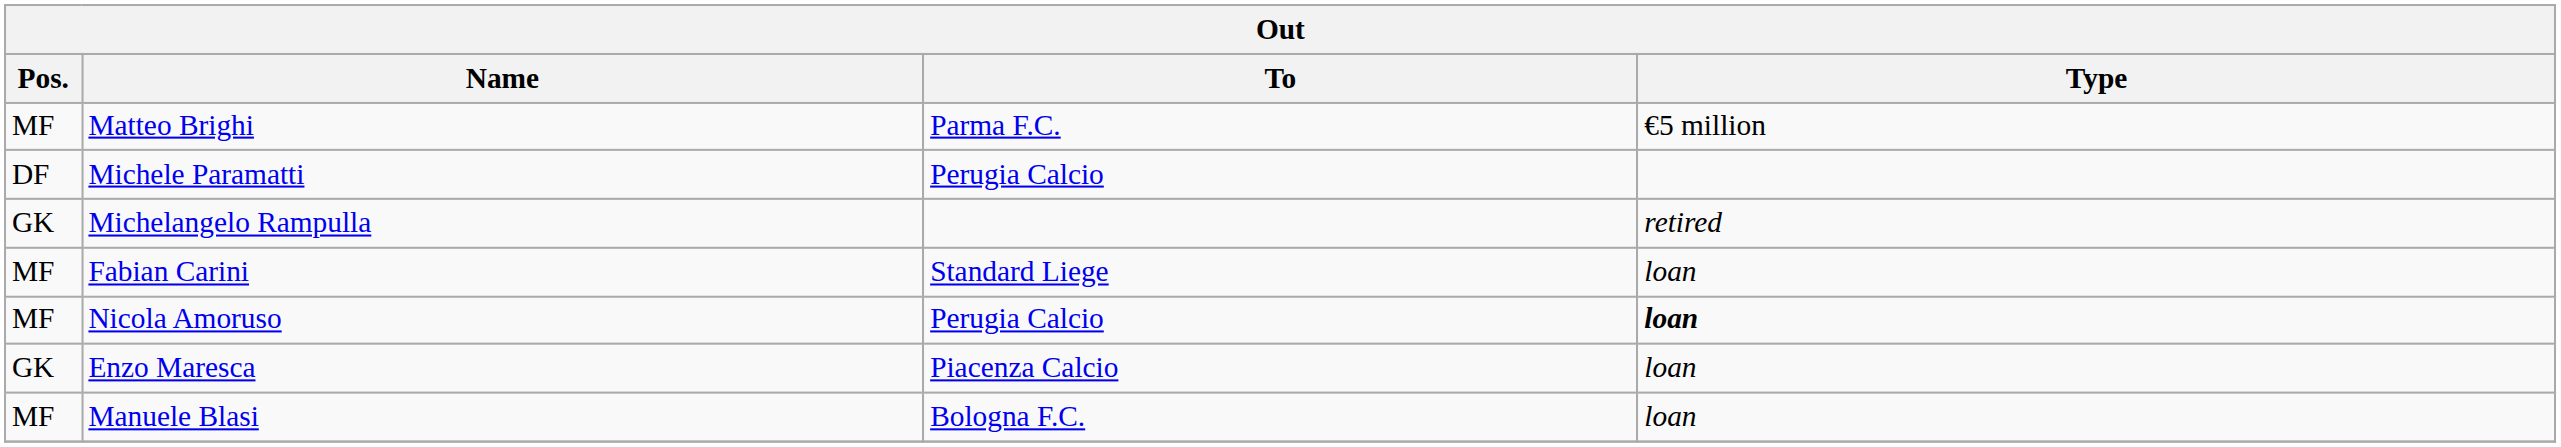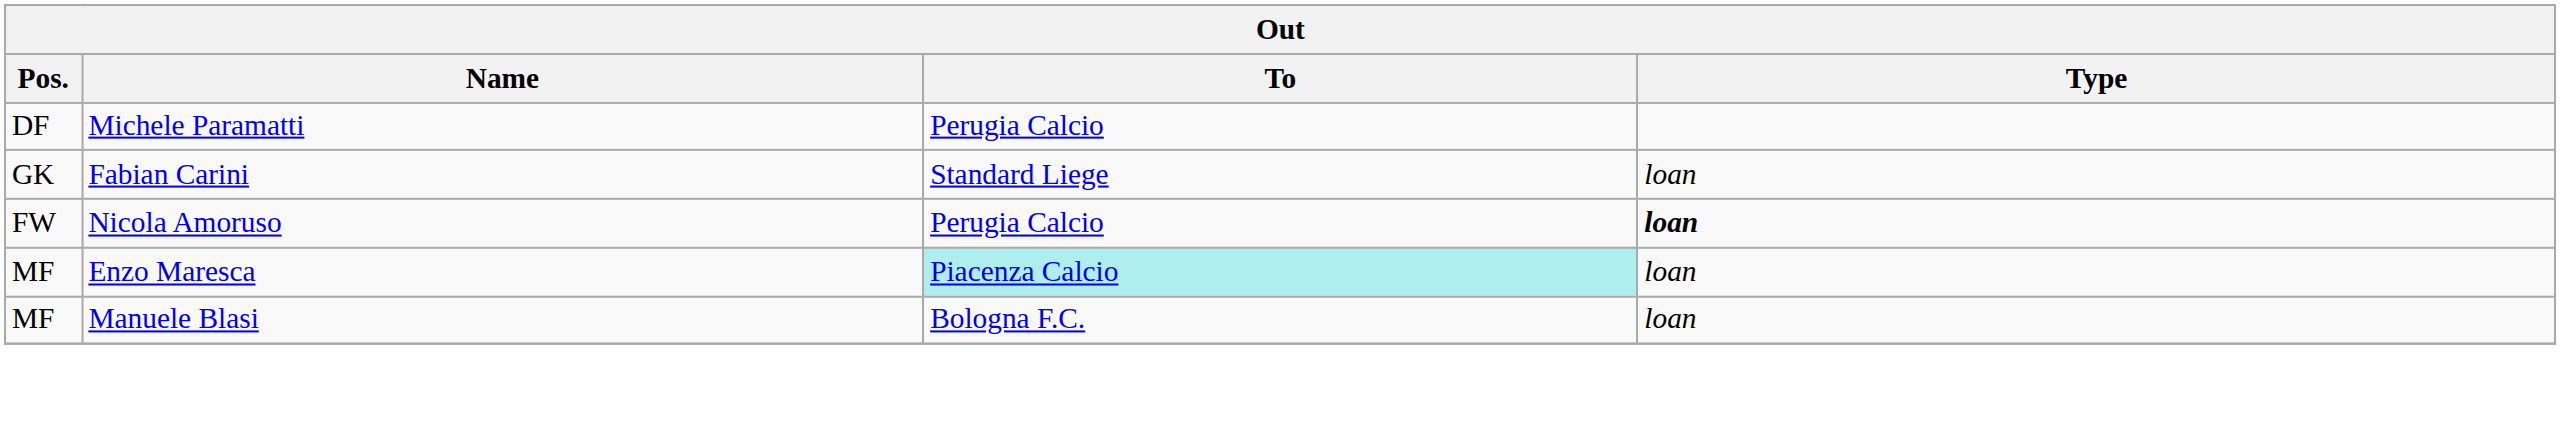- row: (171, 126)
- row: (230, 222)
(33, 271) MF -> (33, 174) GK
(33, 319) MF -> (34, 222) FW
(33, 368) GK -> (33, 271) MF
(1024, 368) no background -> (1024, 271) paleturquoise background
